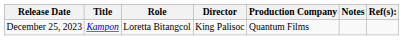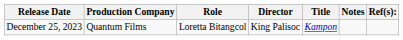columns swapped: (103, 12) <-> (293, 12)
